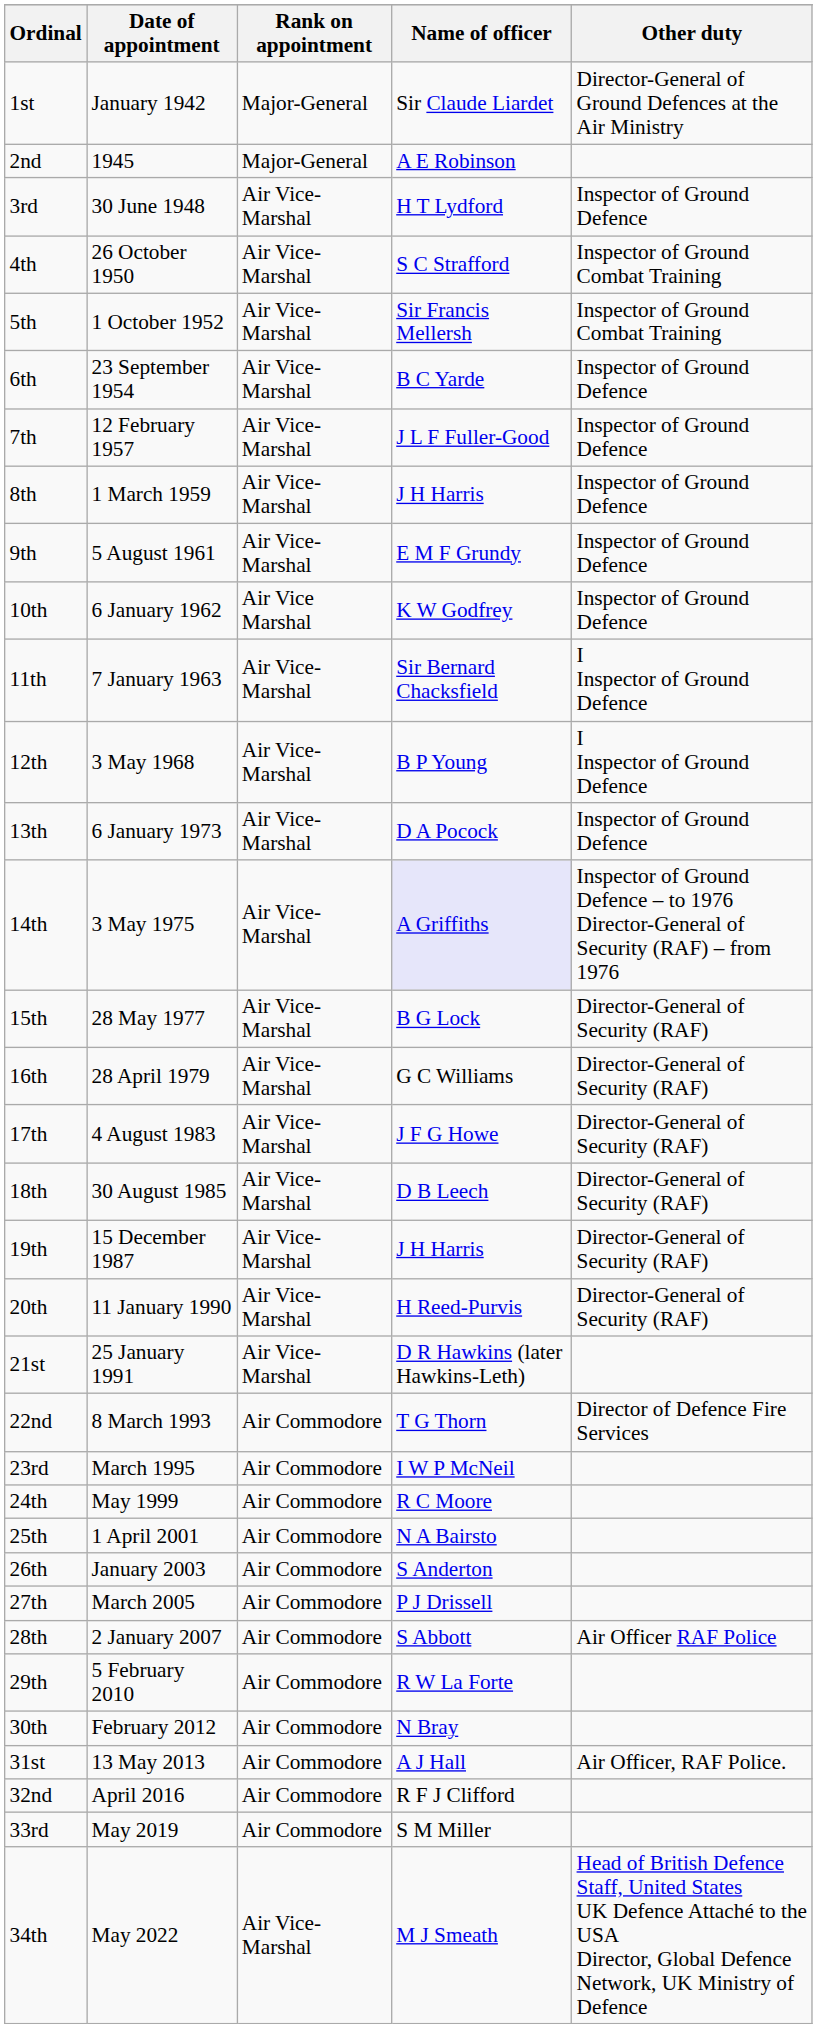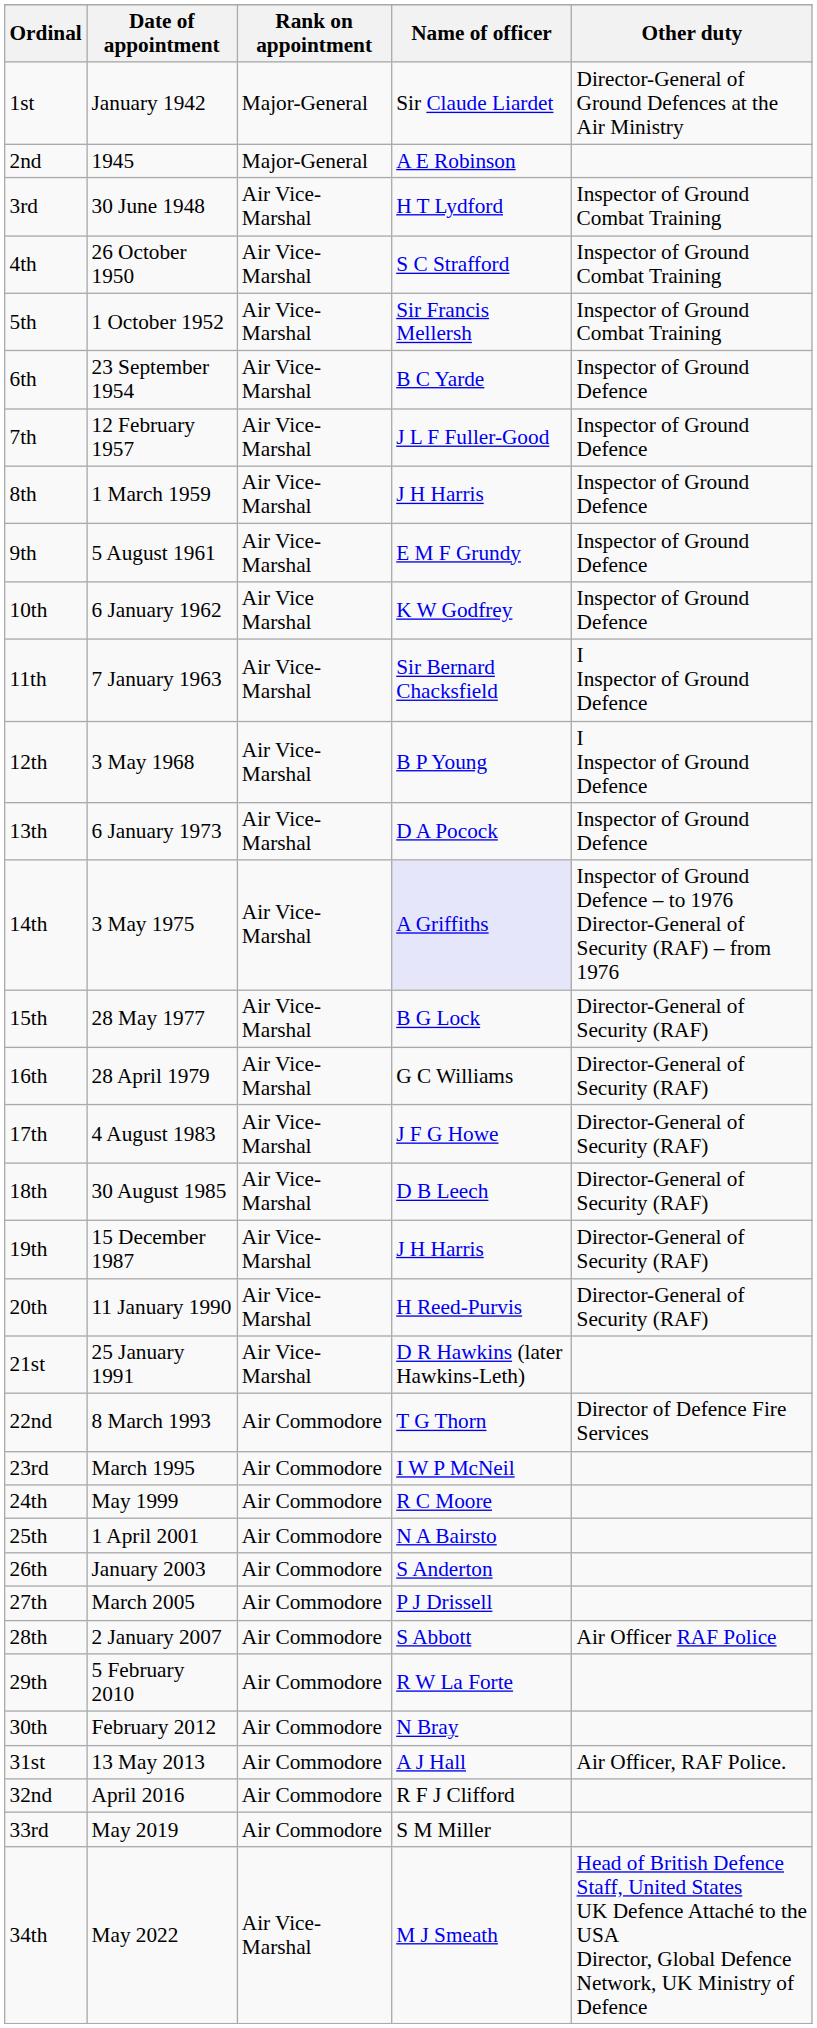(663, 206) Inspector of Ground Defence -> (663, 206) Inspector of Ground Combat Training
